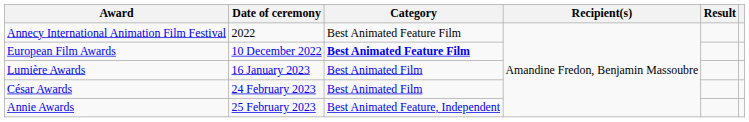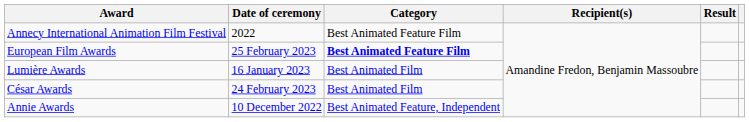(277, 51) 10 December 2022 -> (274, 51) 25 February 2023
(274, 107) 25 February 2023 -> (277, 107) 10 December 2022
